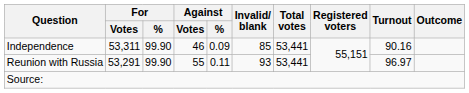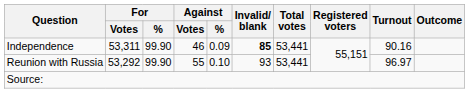(265, 46) normal -> (265, 46) bold
(124, 63) 53,291 -> (124, 63) 53,292
(220, 63) 0.11 -> (219, 63) 0.10
